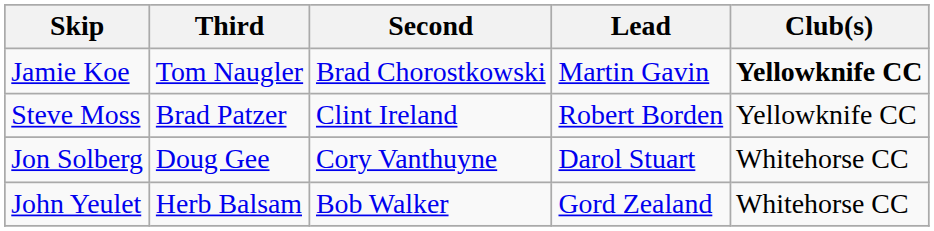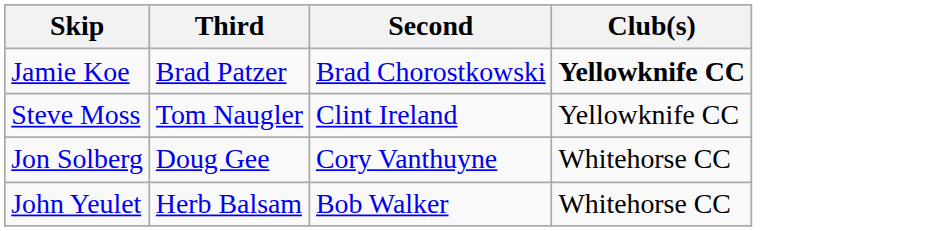- column: (641, 26)
(230, 70) Tom Naugler -> (221, 70) Brad Patzer
(221, 114) Brad Patzer -> (230, 114) Tom Naugler
